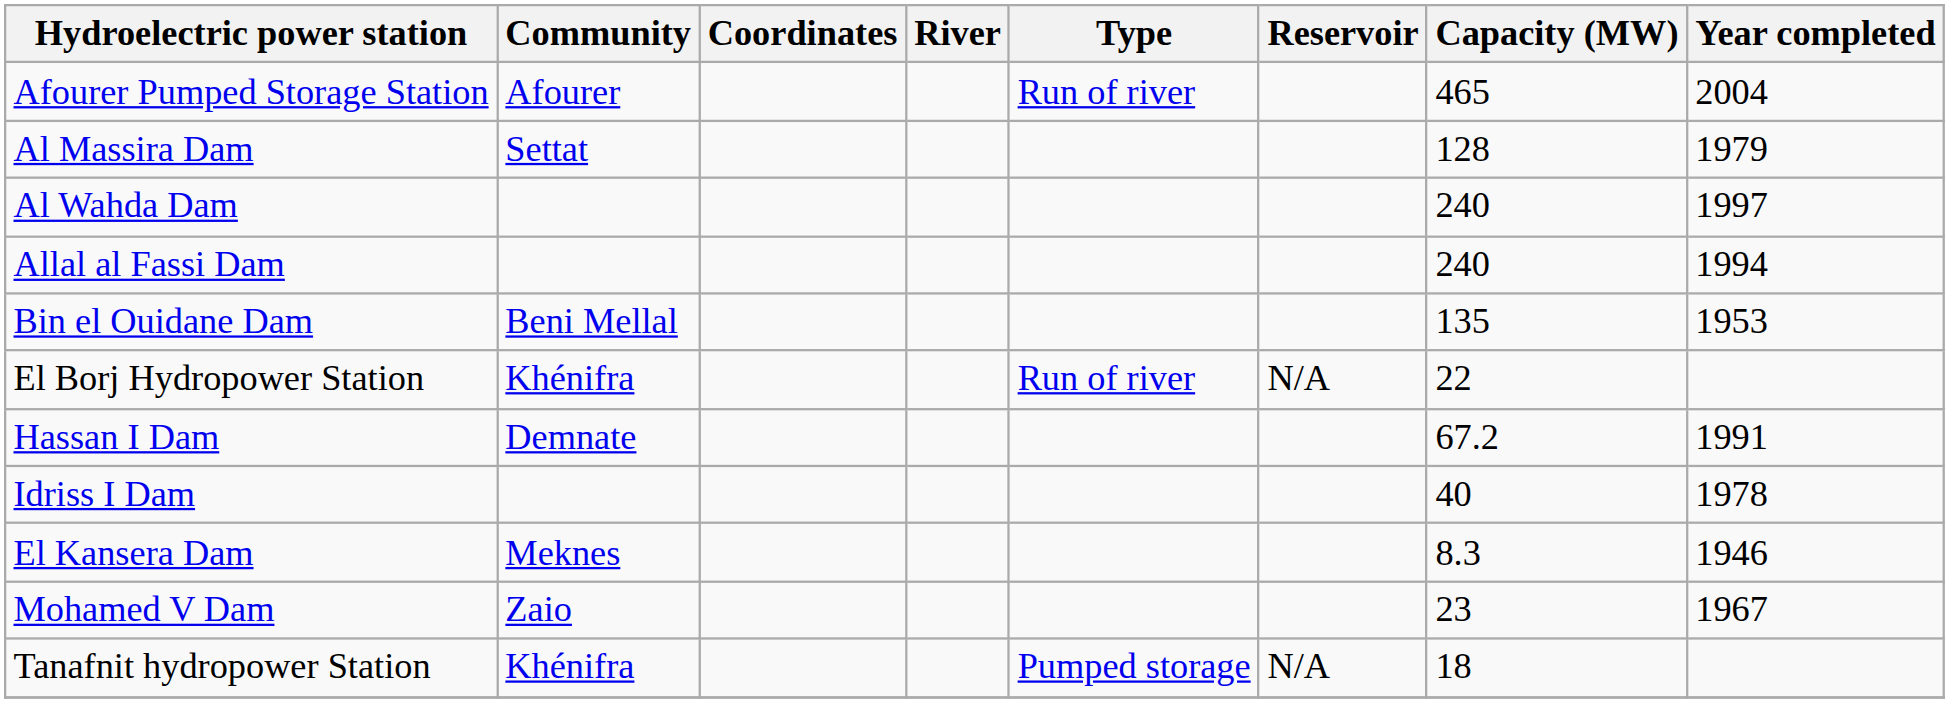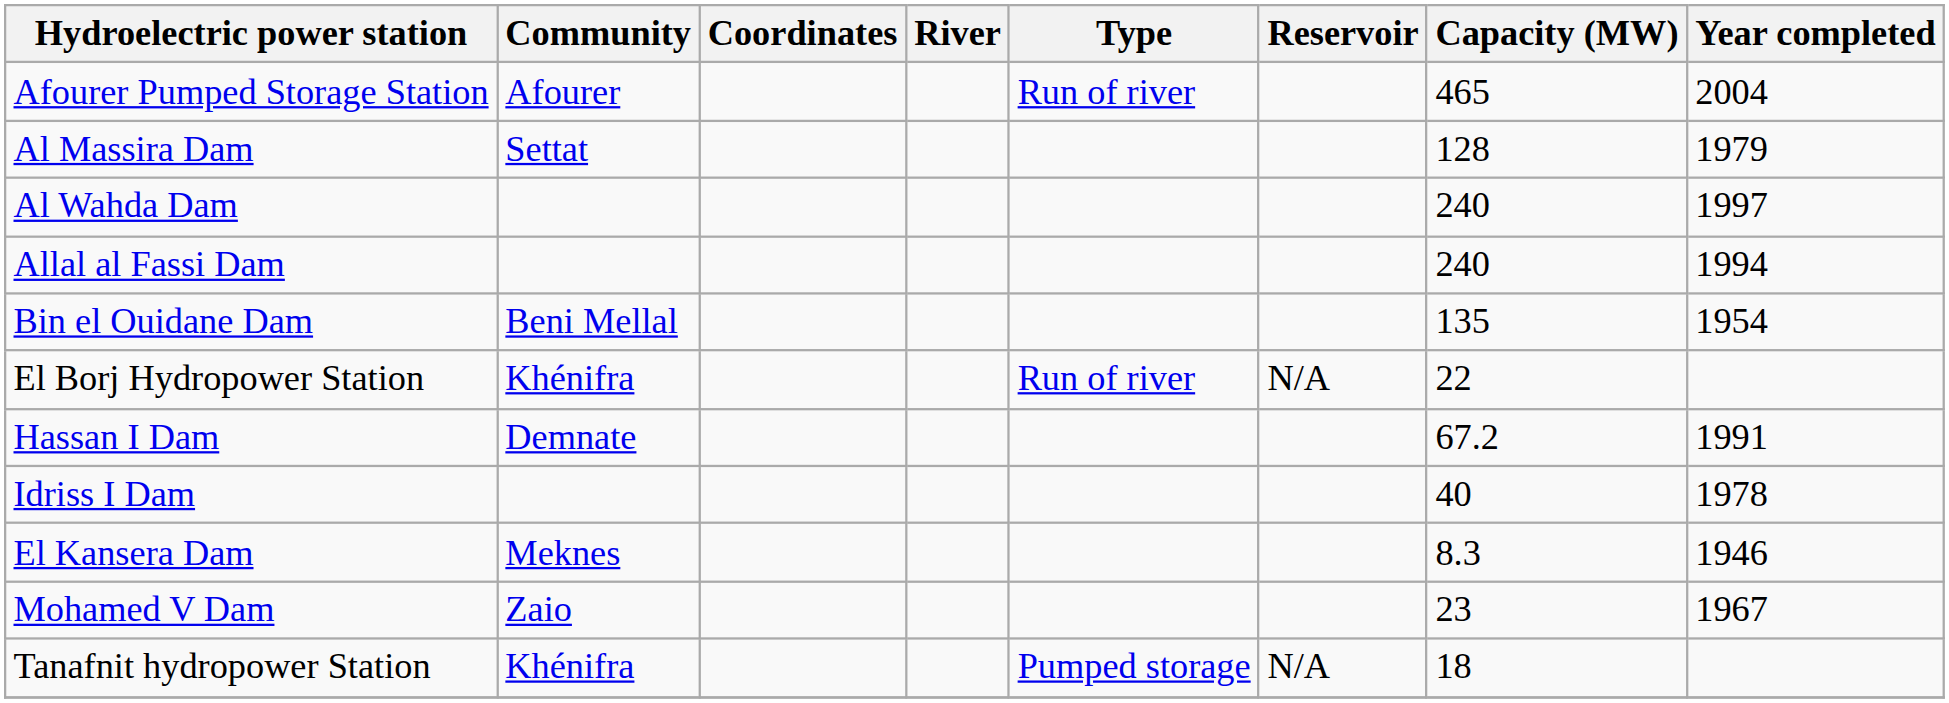(1732, 321) 1953 -> (1732, 321) 1954
